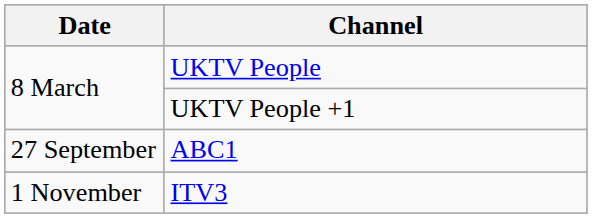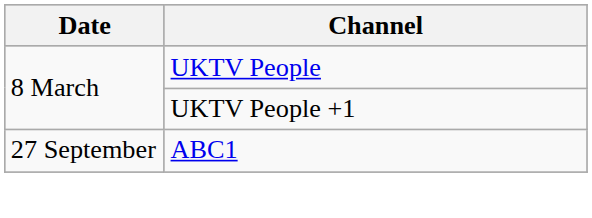- row: (199, 191)
